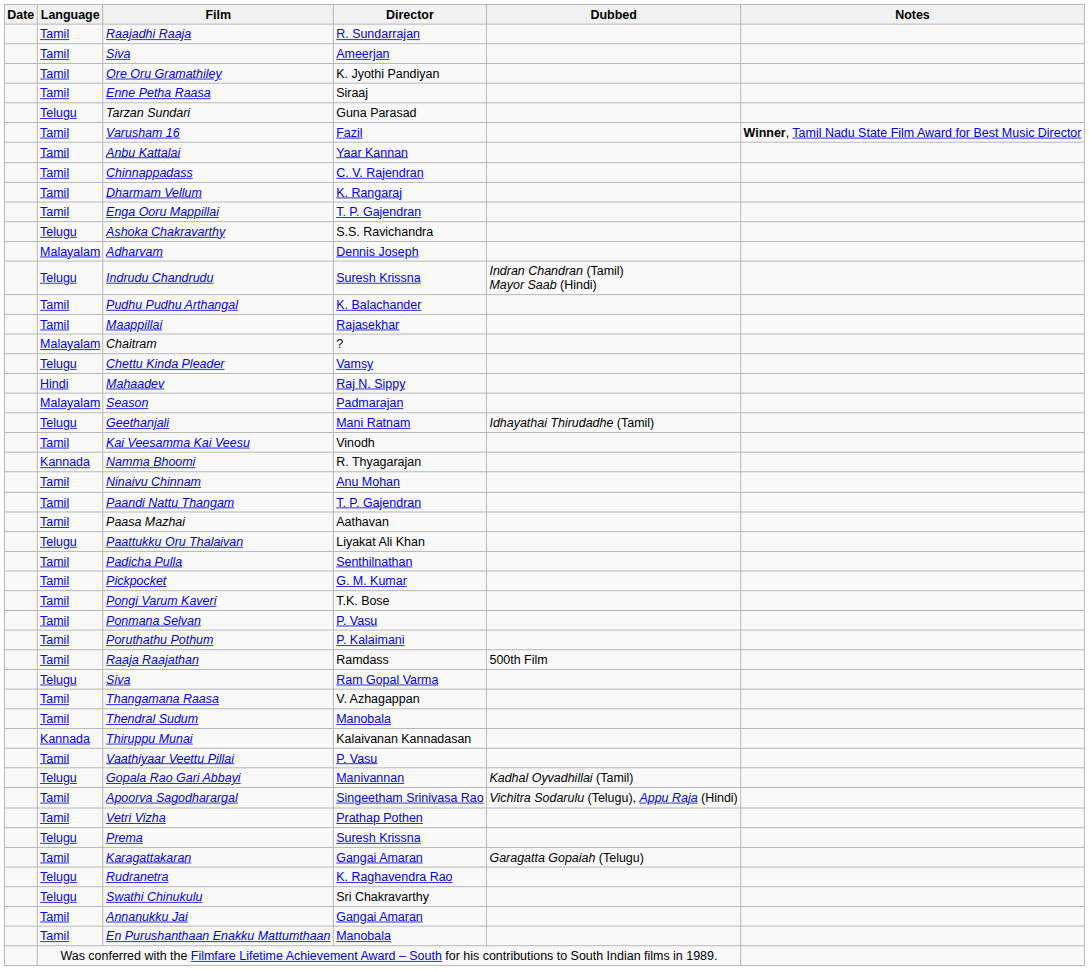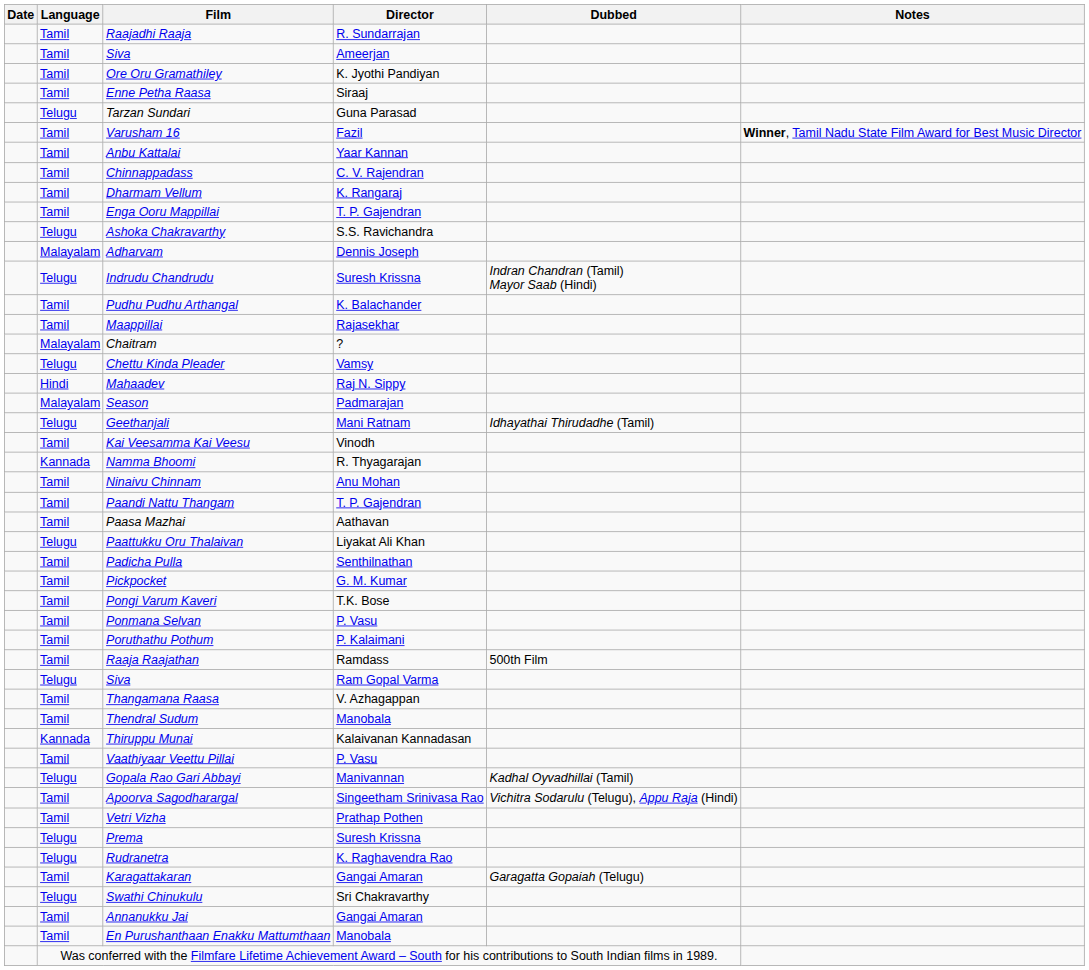rows swapped: (149, 857) <-> (137, 877)
